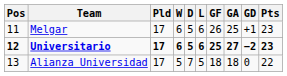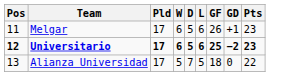- column: (233, 13)
